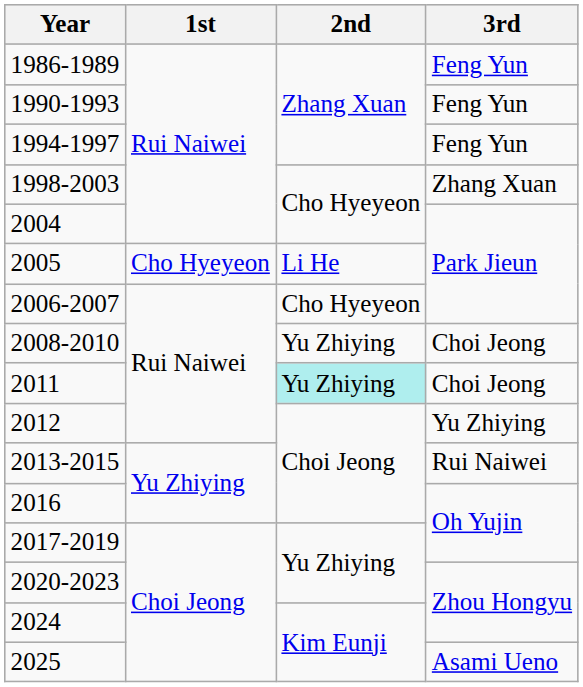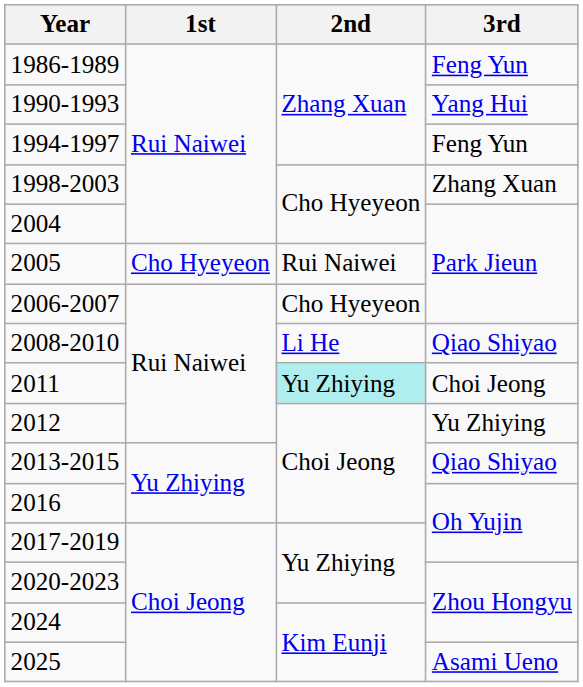(480, 104) Feng Yun -> (480, 104) Yang Hui
(310, 263) Li He -> (339, 263) Rui Naiwei
(338, 343) Yu Zhiying -> (310, 343) Li He
(489, 343) Choi Jeong -> (494, 343) Qiao Shiyao
(489, 462) Rui Naiwei -> (494, 462) Qiao Shiyao
